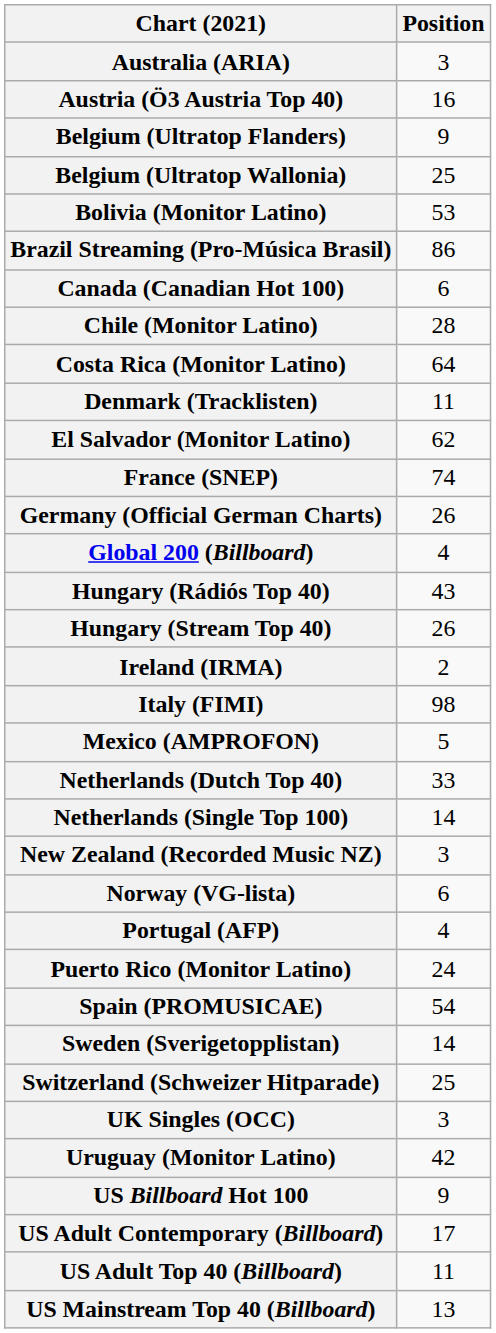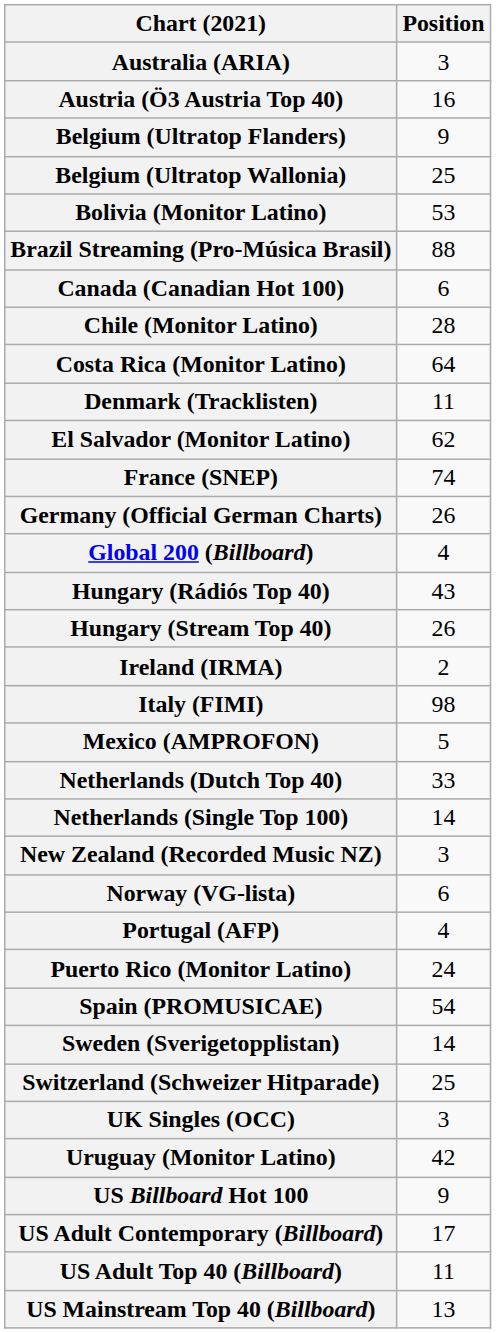(443, 250) 86 -> (443, 250) 88
